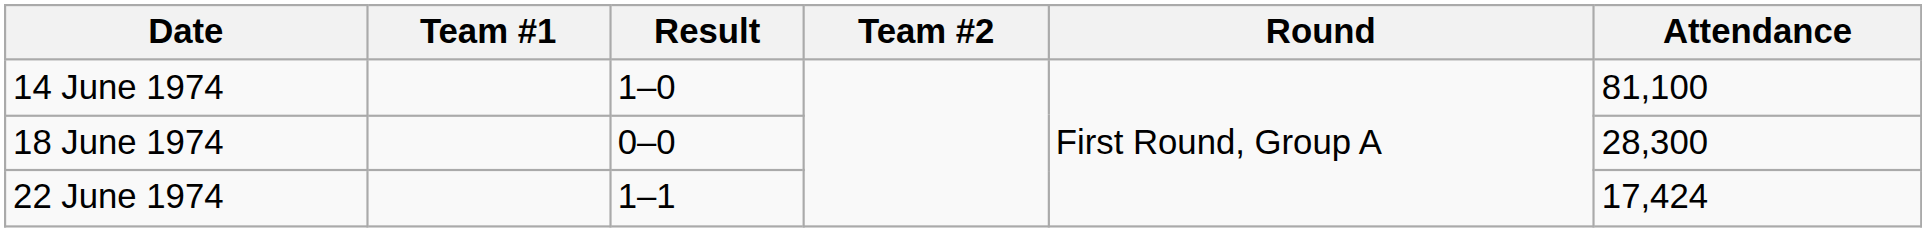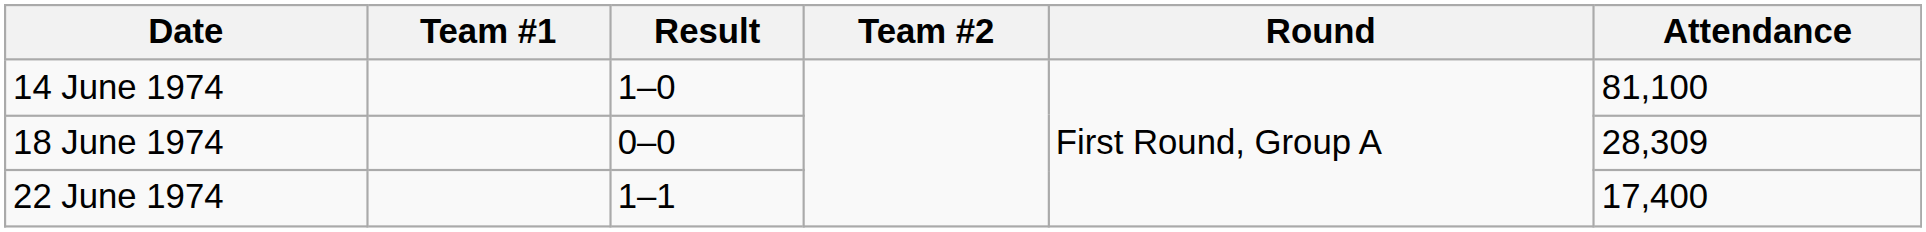(1655, 142) 28,300 -> (1655, 142) 28,309
(1655, 197) 17,424 -> (1655, 197) 17,400
